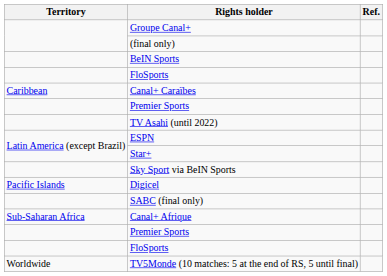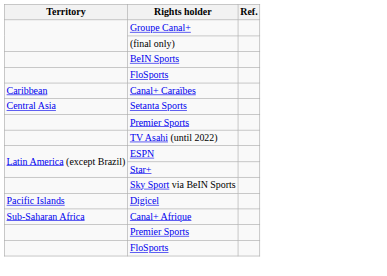+ row: (31, 106)
- row: (66, 201)
- row: (29, 264)
